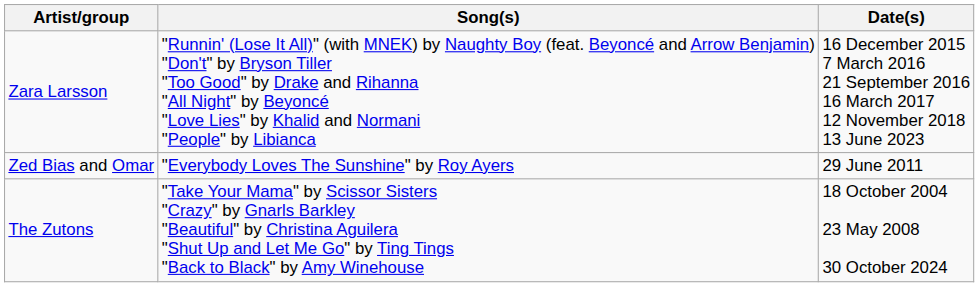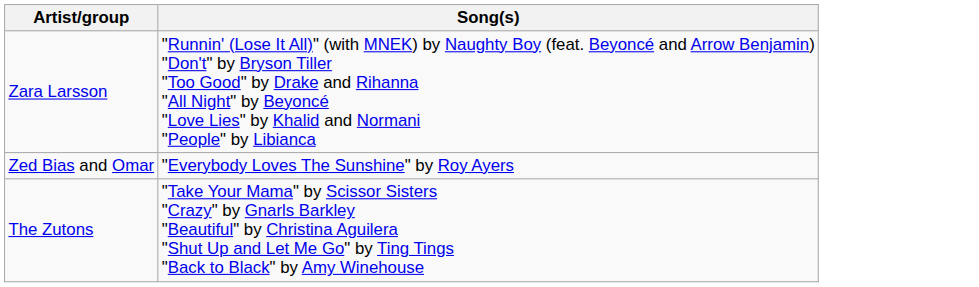- column: (896, 17)
